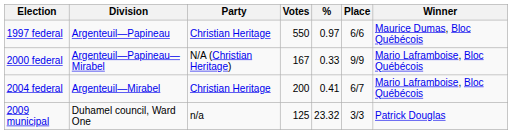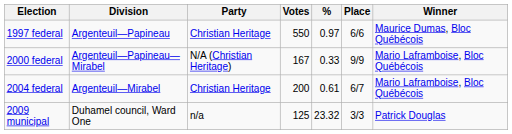(330, 88) 0.41 -> (330, 88) 0.61
